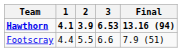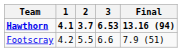(86, 26) 3.9 -> (86, 26) 3.7
(66, 40) 4.4 -> (66, 40) 4.2
